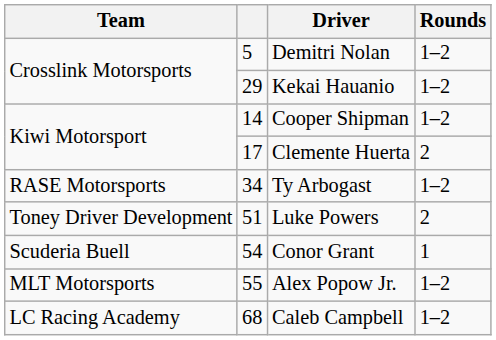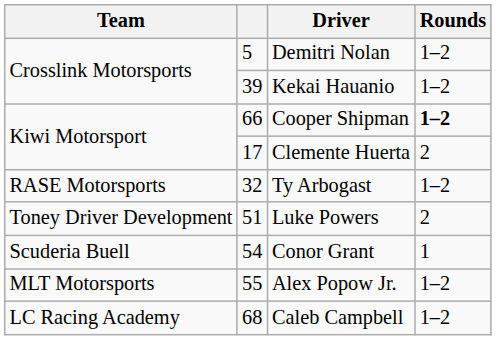(252, 86) 29 -> (252, 86) 39
(252, 119) 14 -> (252, 119) 66
(435, 119) normal -> (435, 119) bold
(252, 185) 34 -> (252, 185) 32
